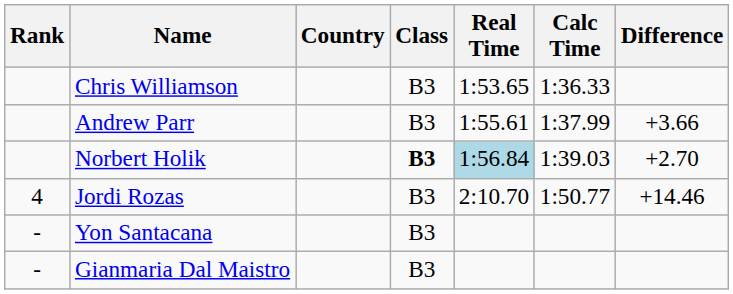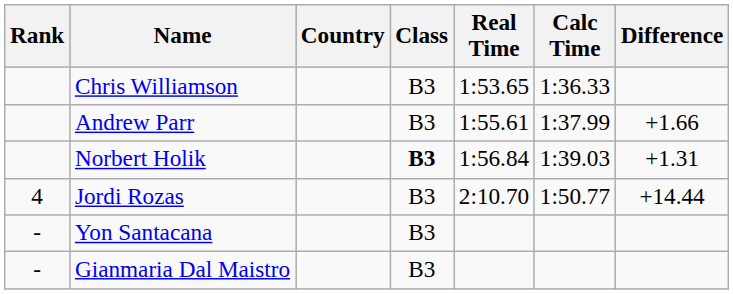(672, 122) +3.66 -> (672, 122) +1.66
(494, 159) lightblue background -> (494, 159) no background
(672, 159) +2.70 -> (672, 159) +1.31
(672, 196) +14.46 -> (672, 196) +14.44
